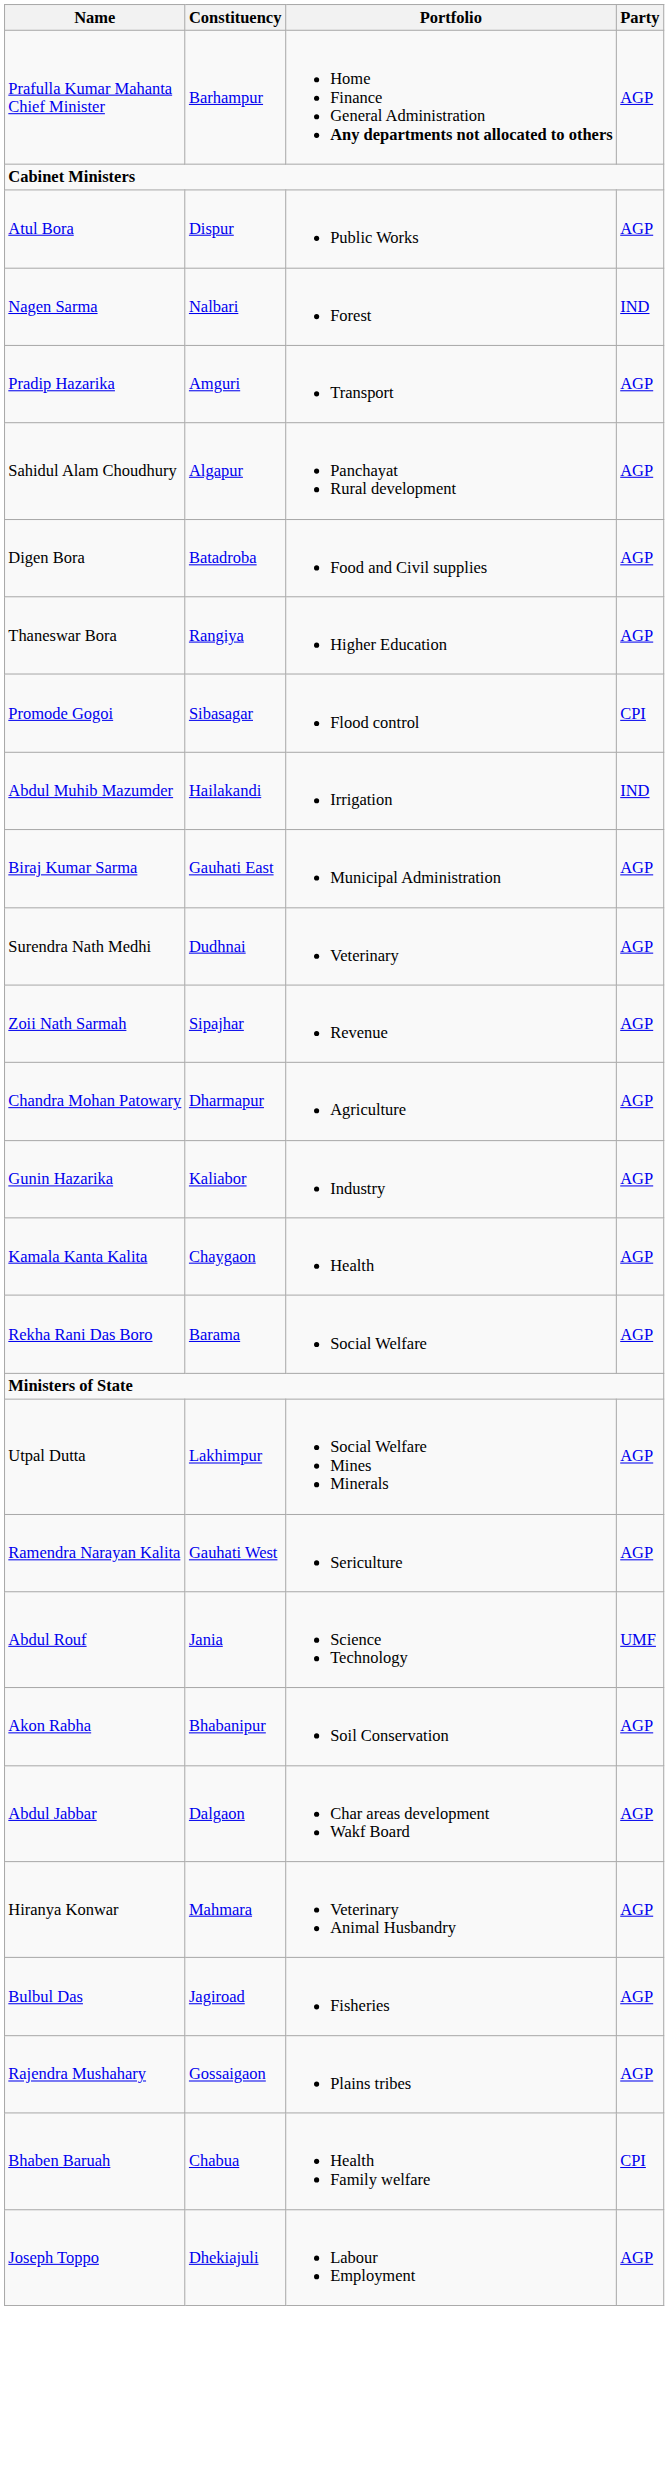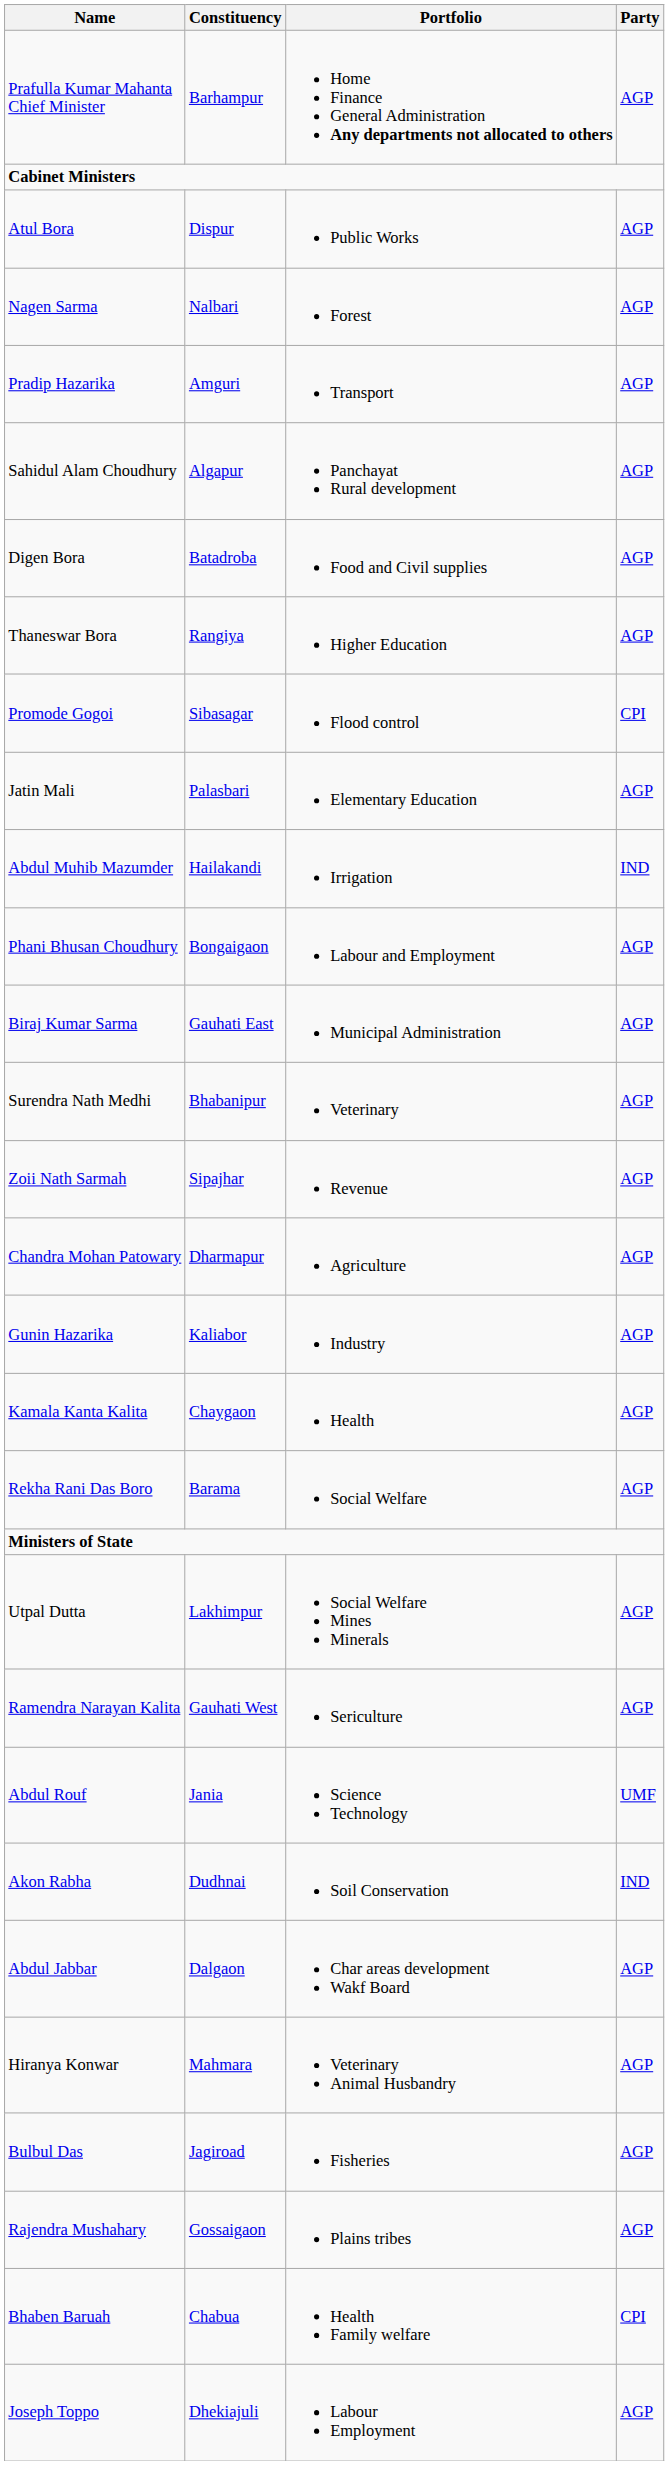(635, 306) IND -> (637, 306) AGP
+ row: (41, 790)
+ row: (93, 946)
(217, 946) Dudhnai -> (227, 1101) Bhabanipur
(227, 1726) Bhabanipur -> (217, 1881) Dudhnai
(637, 1726) AGP -> (635, 1881) IND
